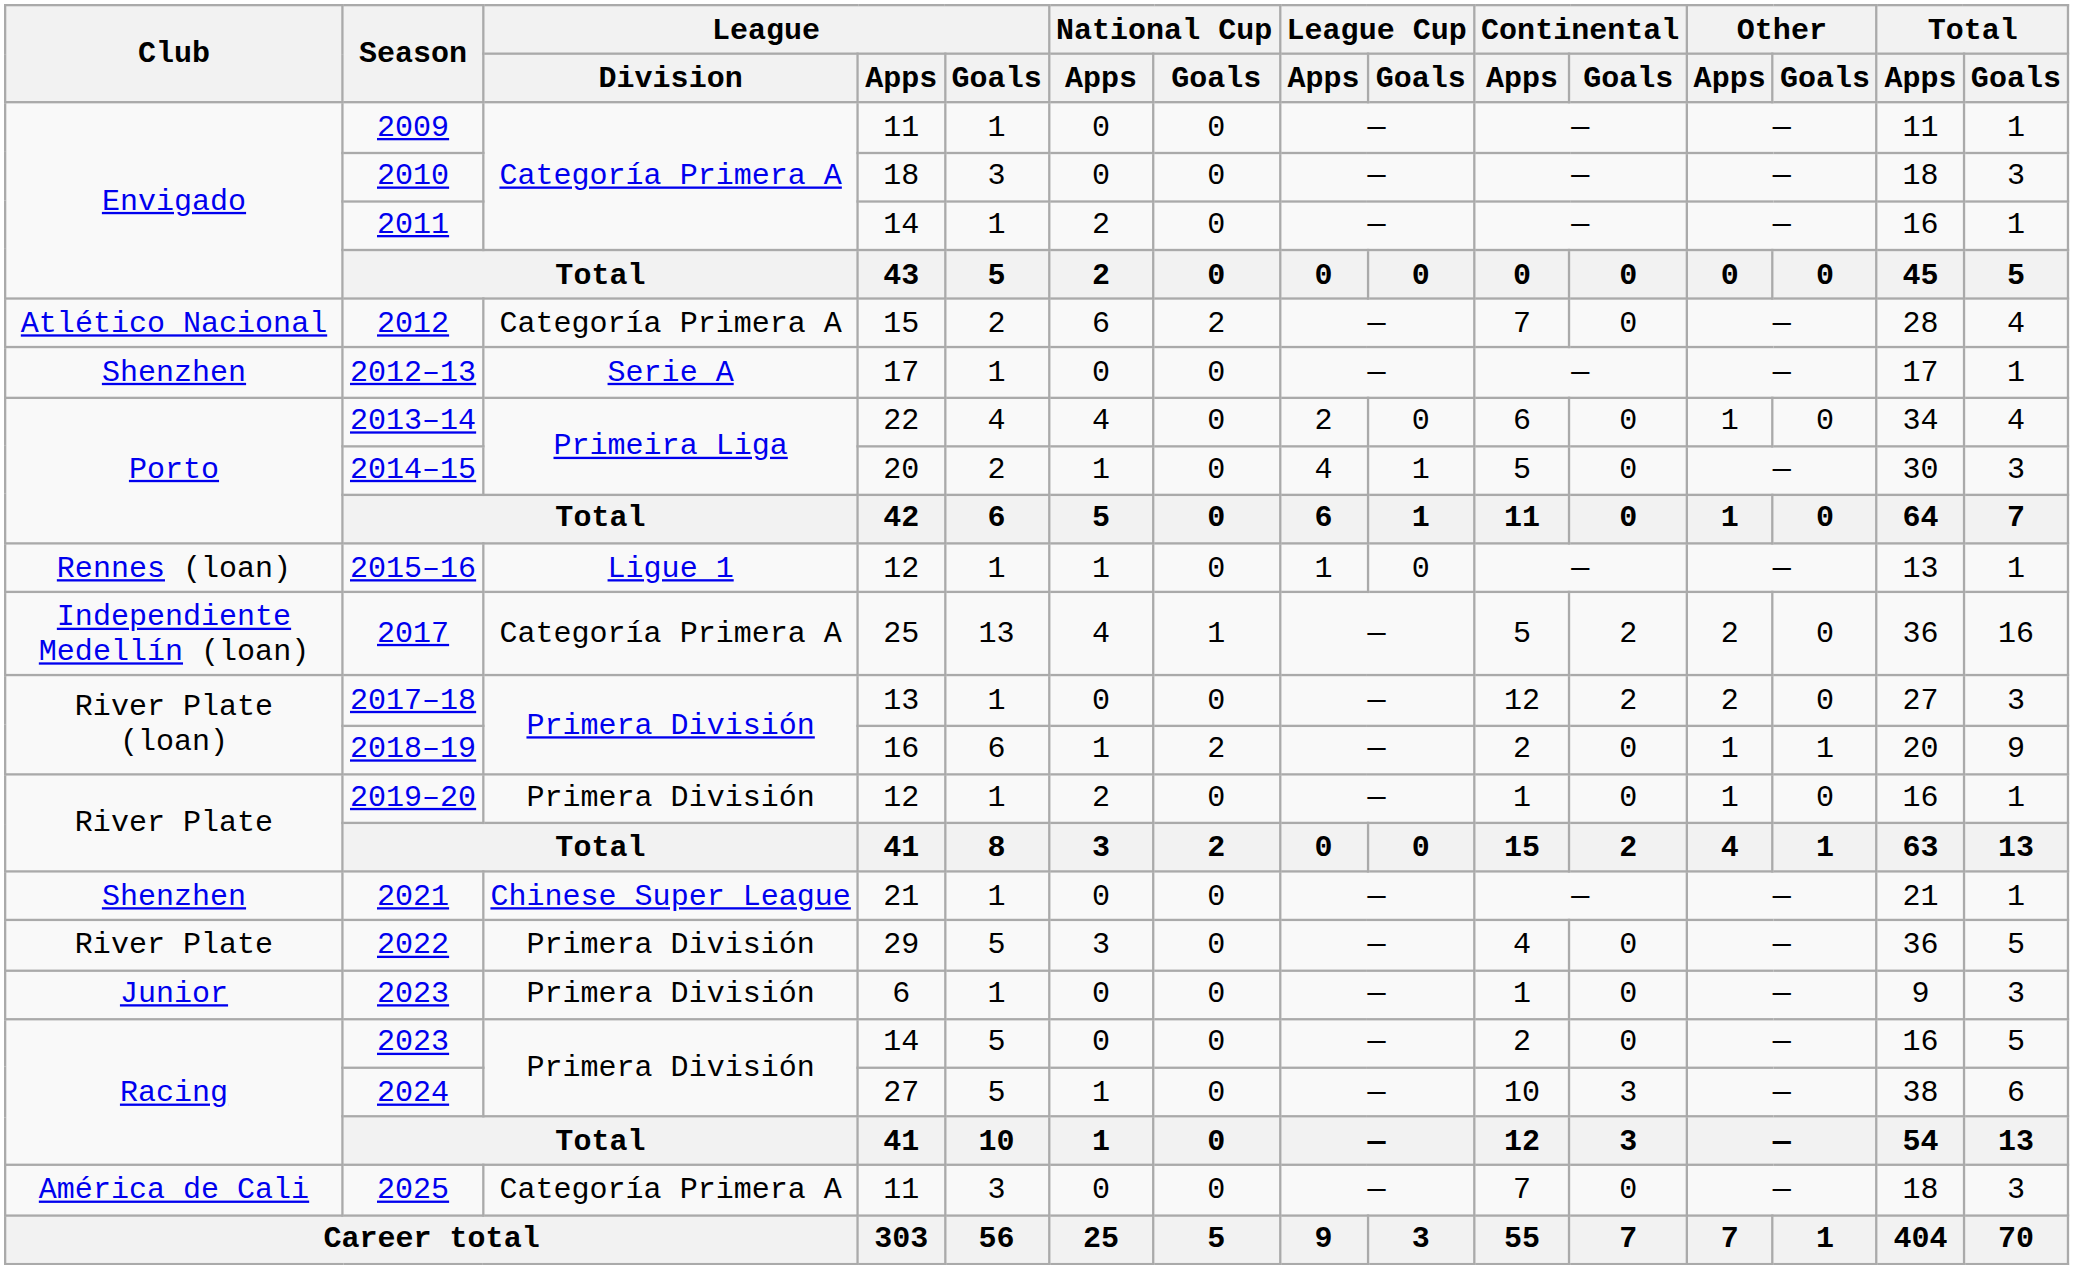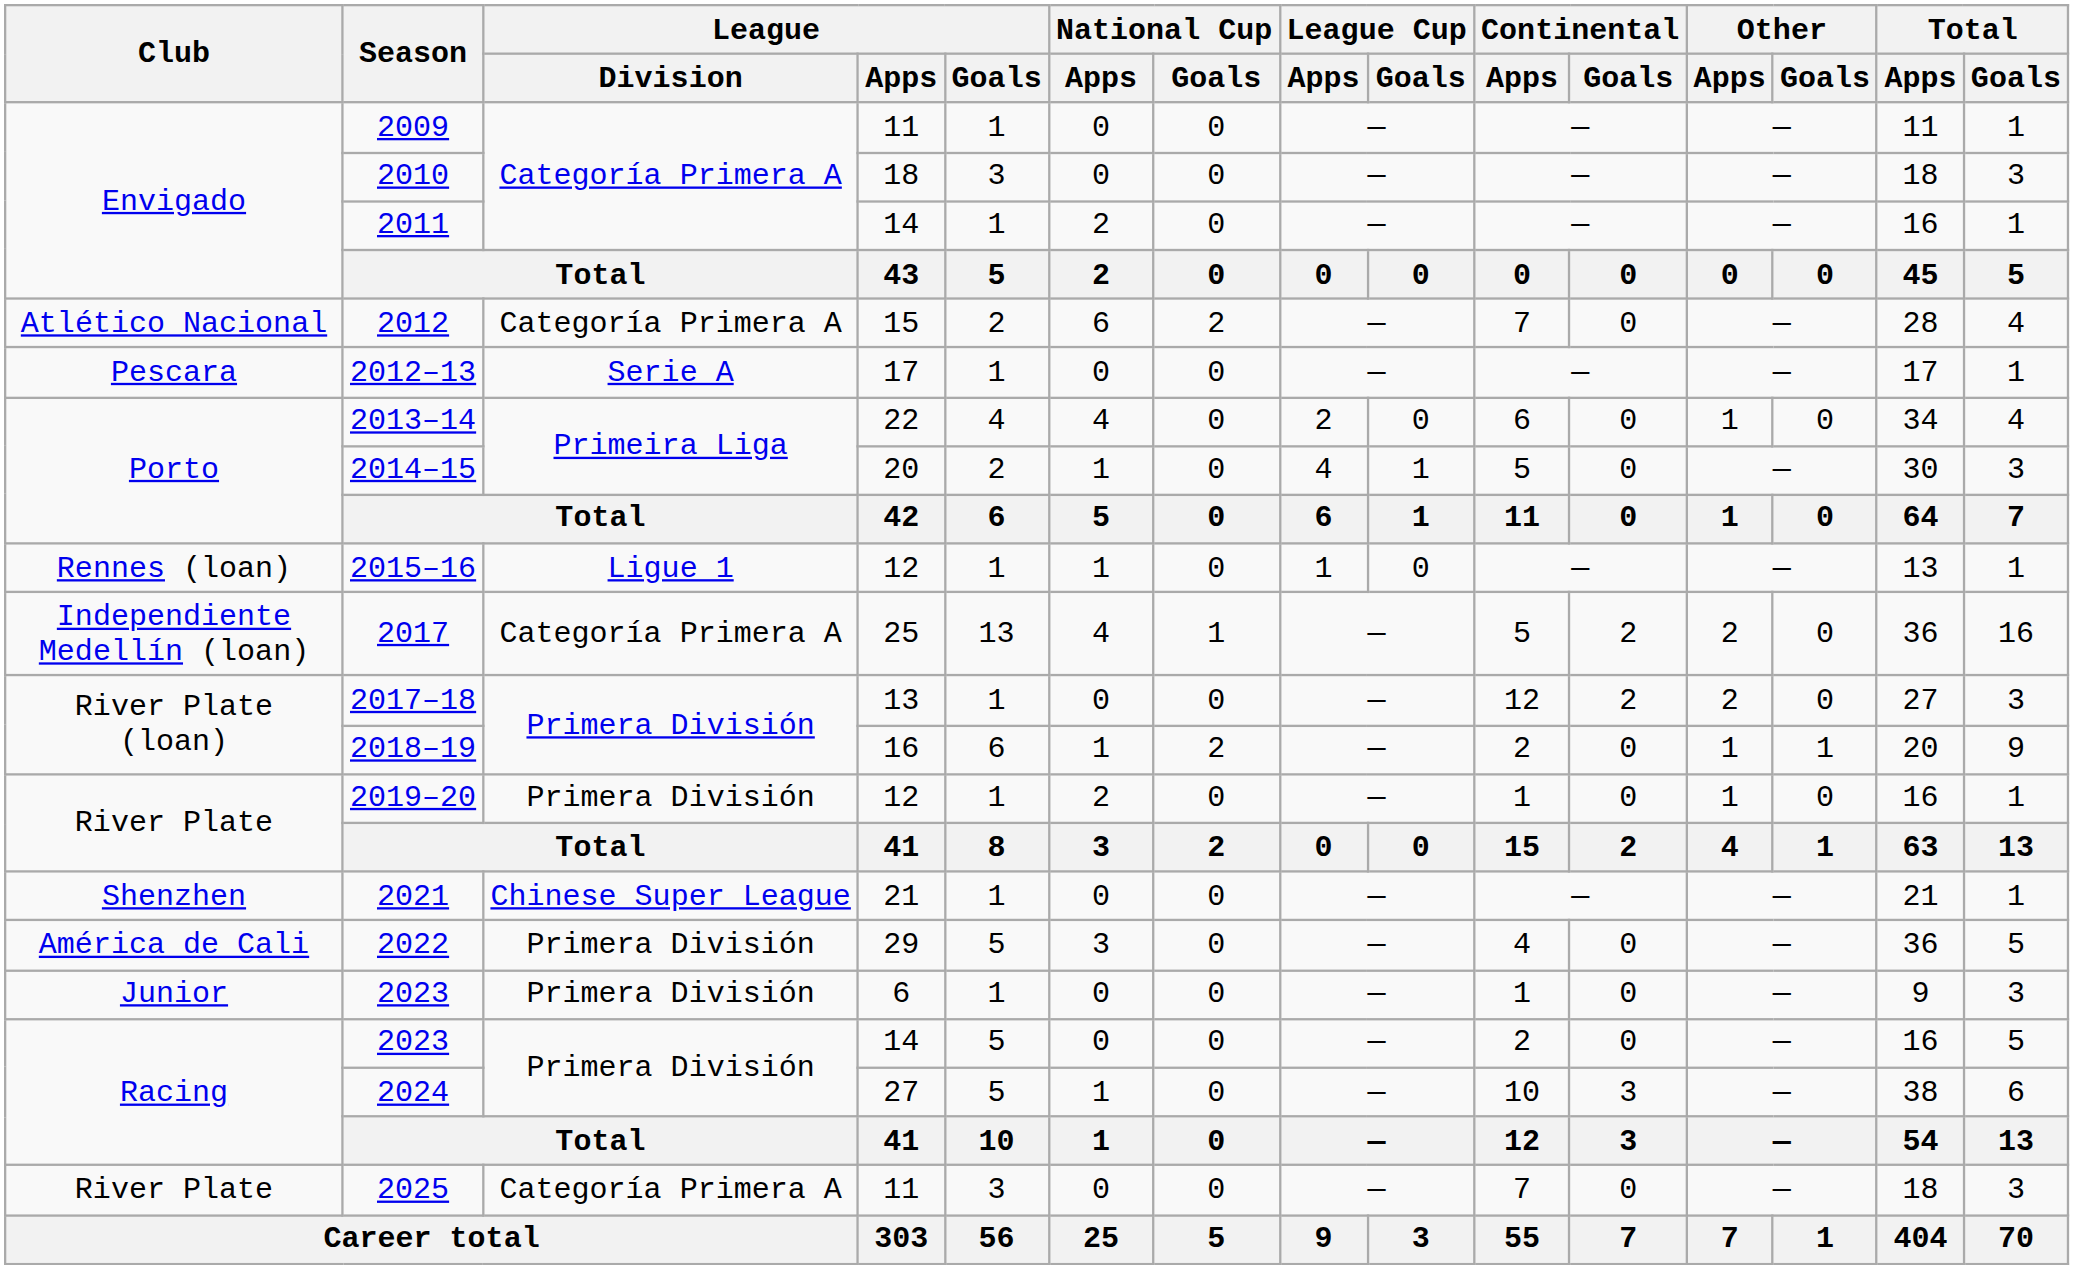(174, 372) Shenzhen -> (174, 372) Pescara
(174, 945) River Plate -> (174, 945) América de Cali
(174, 1190) América de Cali -> (174, 1190) River Plate
